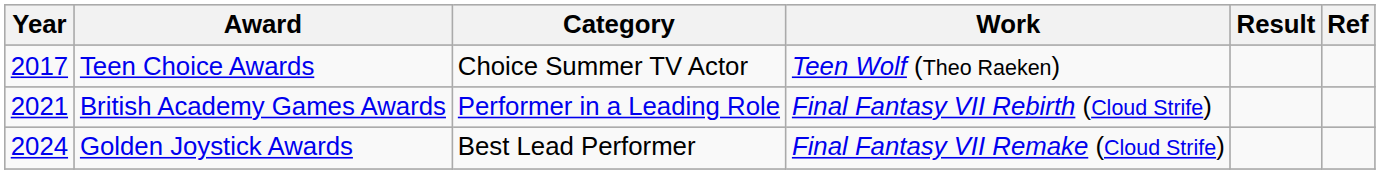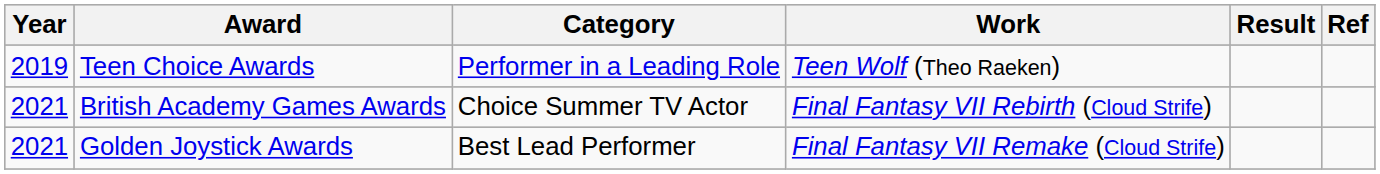(39, 65) 2017 -> (39, 65) 2019
(603, 65) Choice Summer TV Actor -> (619, 65) Performer in a Leading Role
(619, 106) Performer in a Leading Role -> (603, 106) Choice Summer TV Actor
(39, 147) 2024 -> (39, 147) 2021
